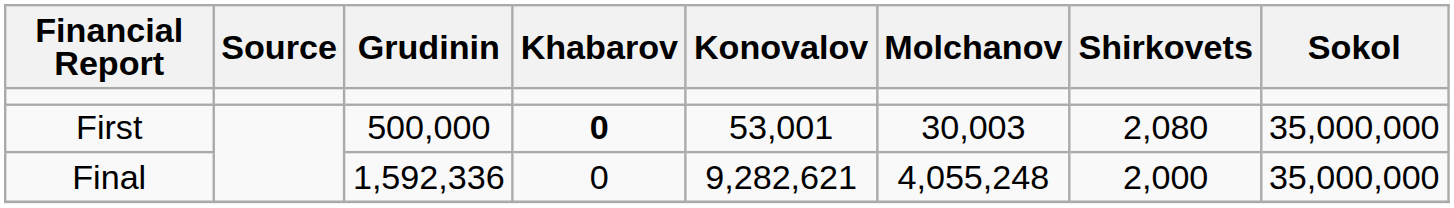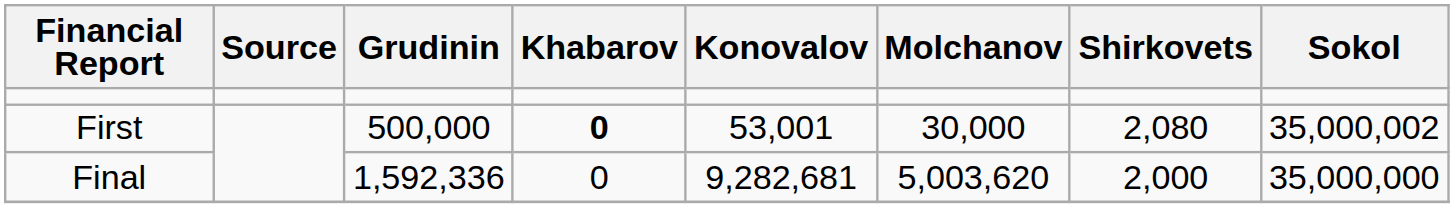(973, 129) 30,003 -> (973, 129) 30,000
(1354, 129) 35,000,000 -> (1354, 129) 35,000,002
(781, 178) 9,282,621 -> (781, 178) 9,282,681
(973, 178) 4,055,248 -> (973, 178) 5,003,620
